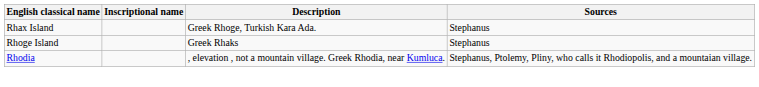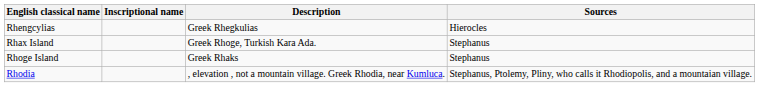+ row: (31, 27)
